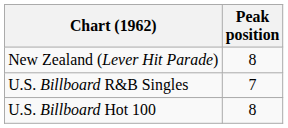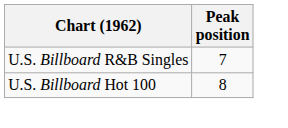- row: (113, 60)
